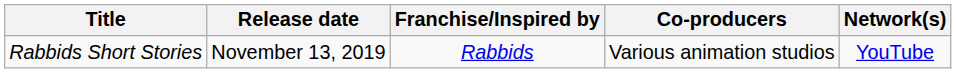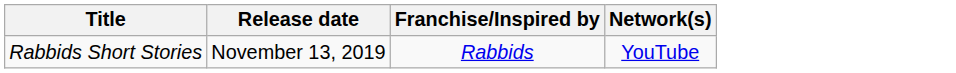- column: (722, 20)
